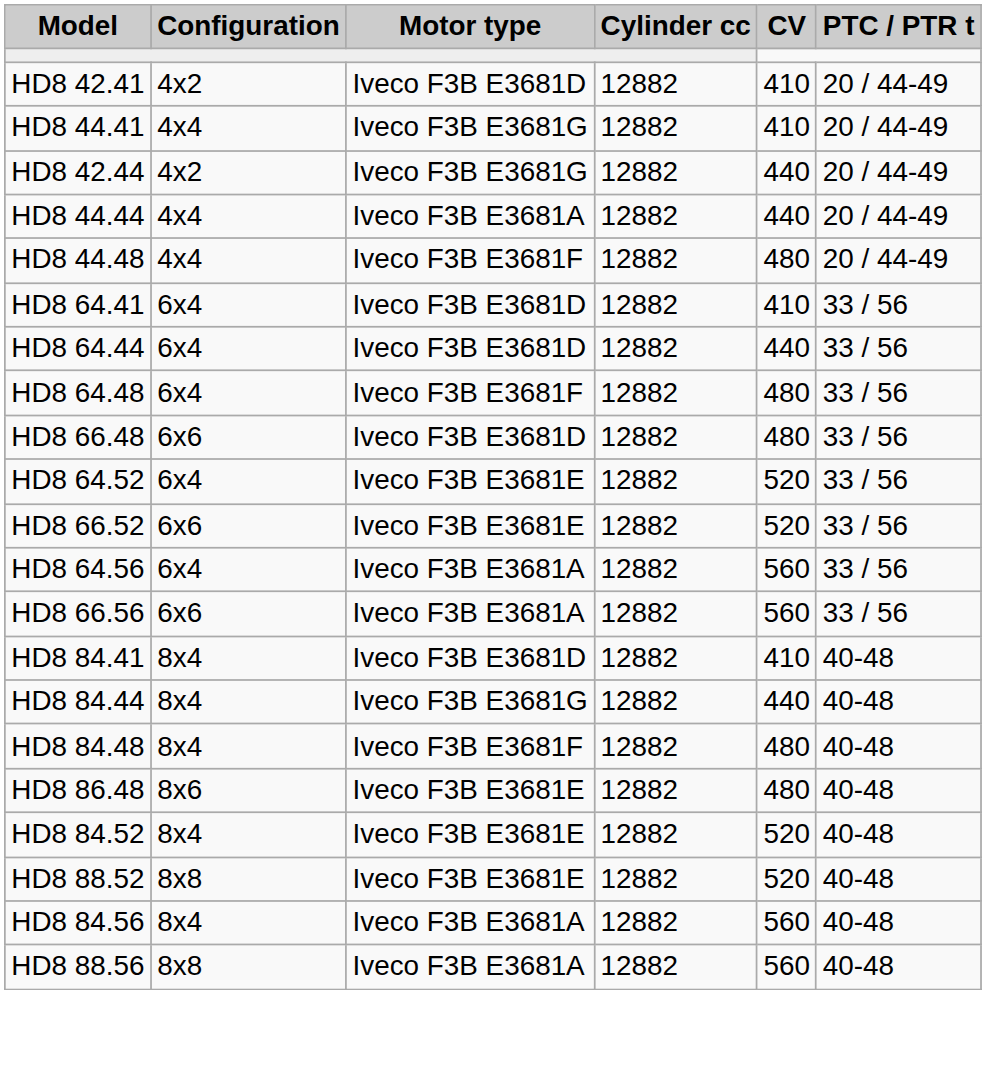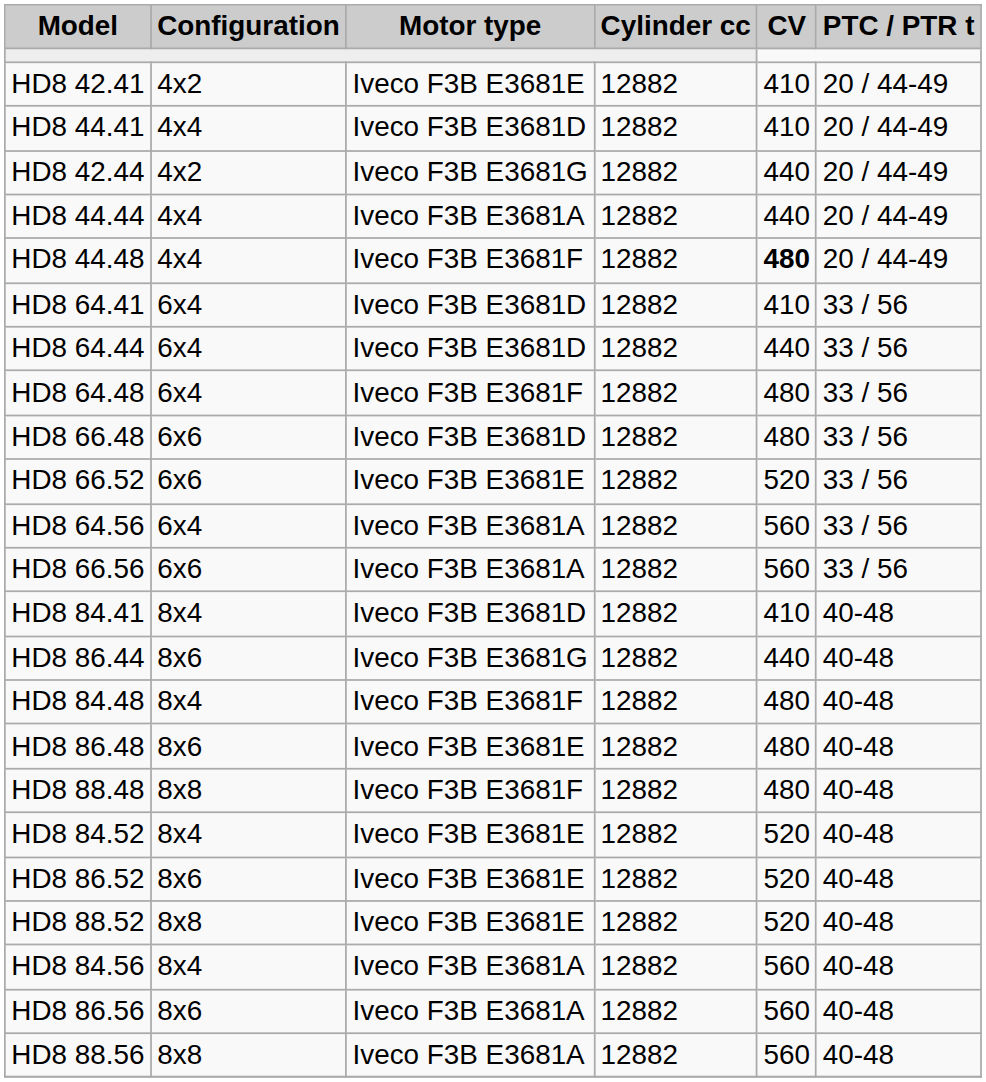(469, 83) Iveco F3B E3681D -> (469, 83) Iveco F3B E3681E
(470, 127) Iveco F3B E3681G -> (469, 127) Iveco F3B E3681D
(787, 260) normal -> (787, 260) bold
- row: (78, 480)
- row: (78, 701)
+ row: (78, 657)
+ row: (78, 790)
+ row: (78, 878)
+ row: (78, 1010)
